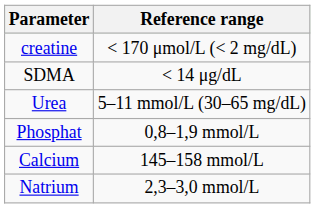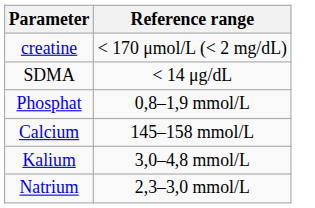- row: (49, 103)
+ row: (49, 160)
